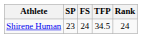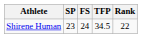(125, 26) 24 -> (125, 26) 22
